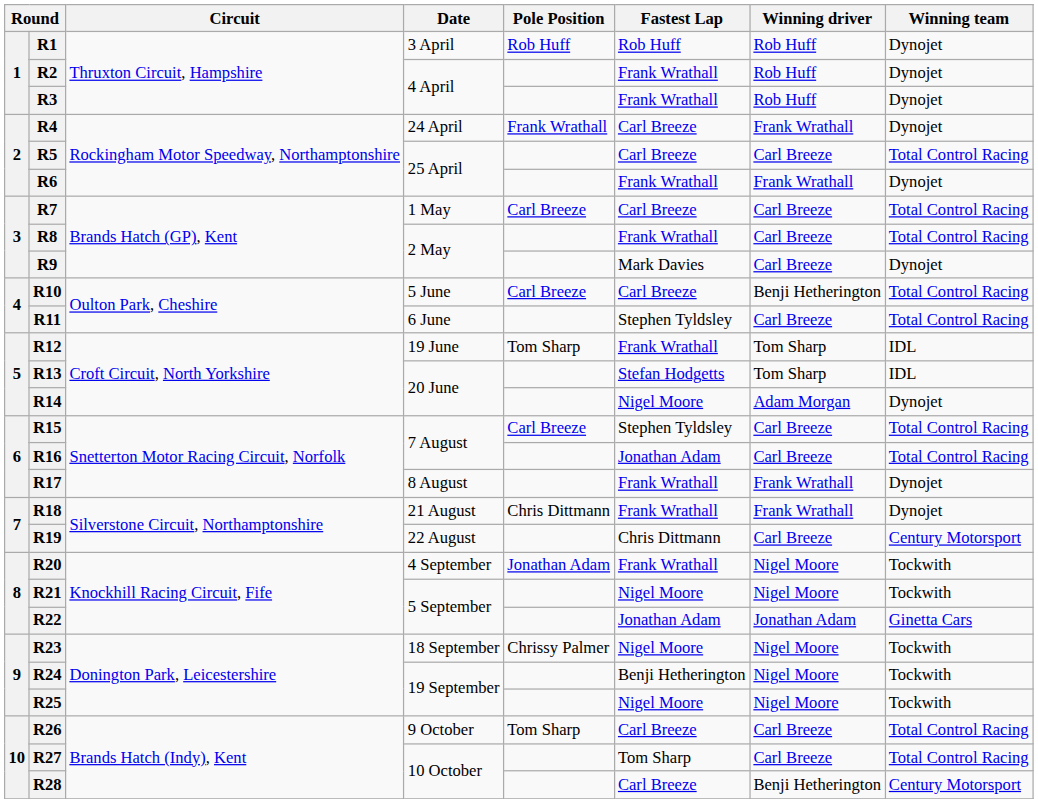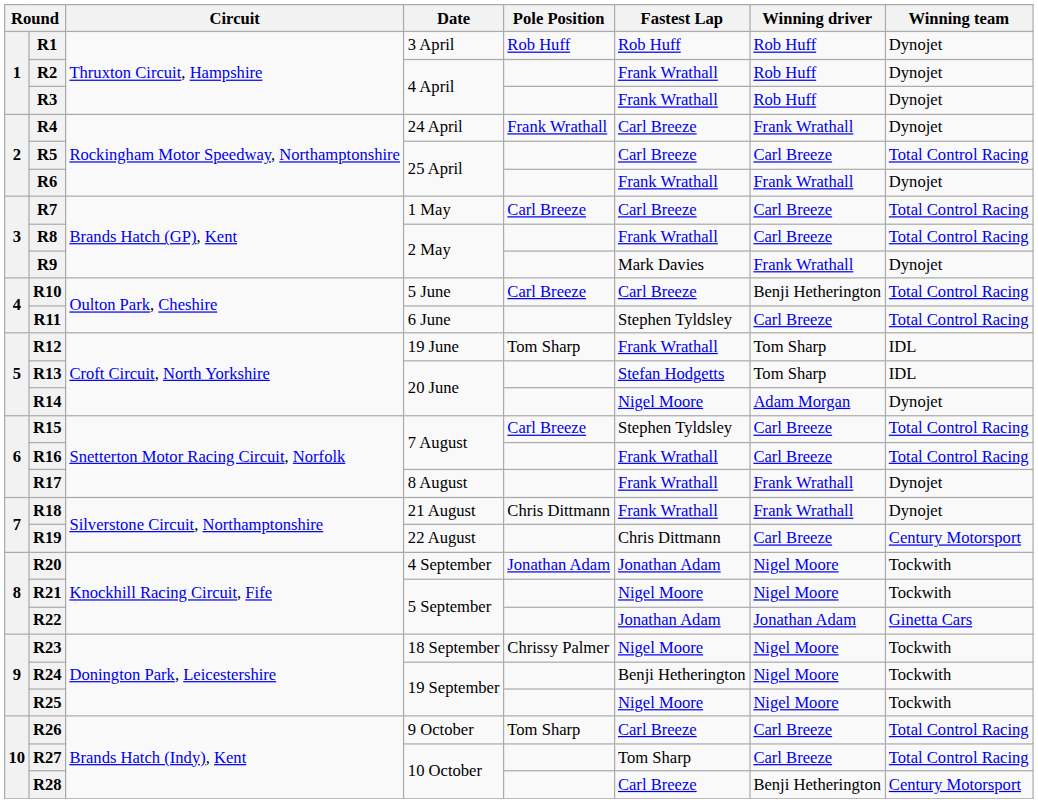(793, 264) Carl Breeze -> (803, 264) Frank Wrathall
(669, 455) Jonathan Adam -> (668, 455) Frank Wrathall
(668, 565) Frank Wrathall -> (669, 565) Jonathan Adam
